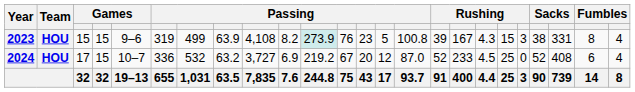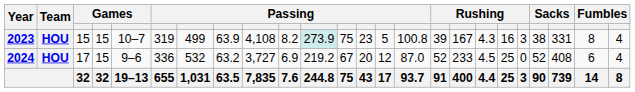(131, 39) 9–6 -> (131, 39) 10–7
(347, 39) 76 -> (347, 39) 75
(508, 39) 15 -> (508, 39) 16
(131, 58) 10–7 -> (131, 58) 9–6
